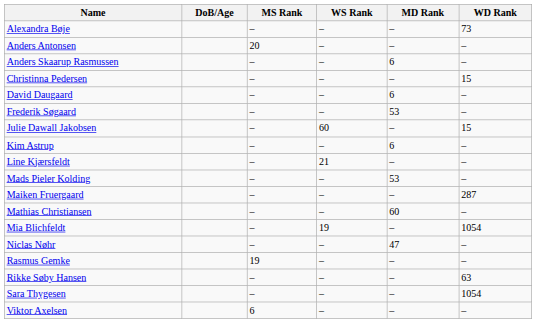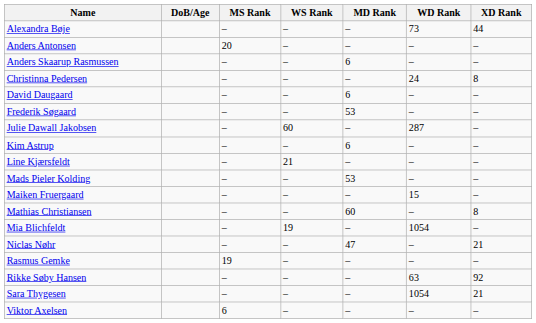+ column: (501, 12)
(466, 79) 15 -> (414, 79) 24
(466, 128) 15 -> (416, 128) 287
(469, 194) 287 -> (414, 194) 15
